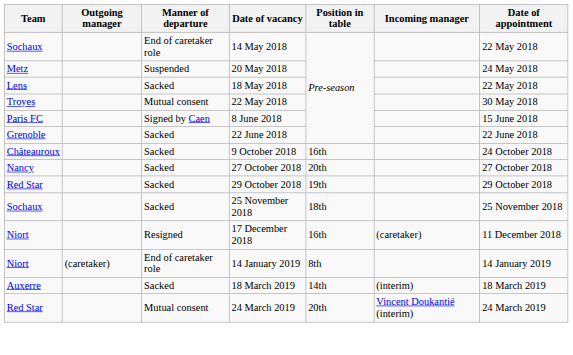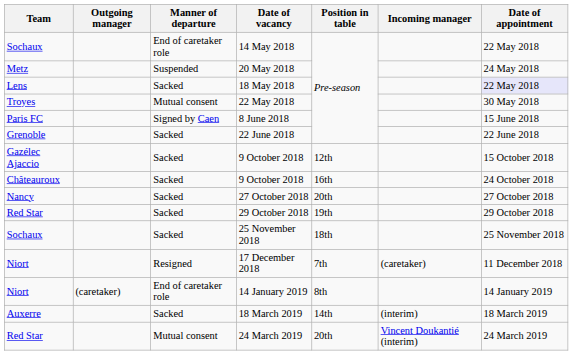(510, 85) no background -> (511, 85) lavender background
+ row: (23, 157)
(317, 235) 16th -> (321, 263) 7th
